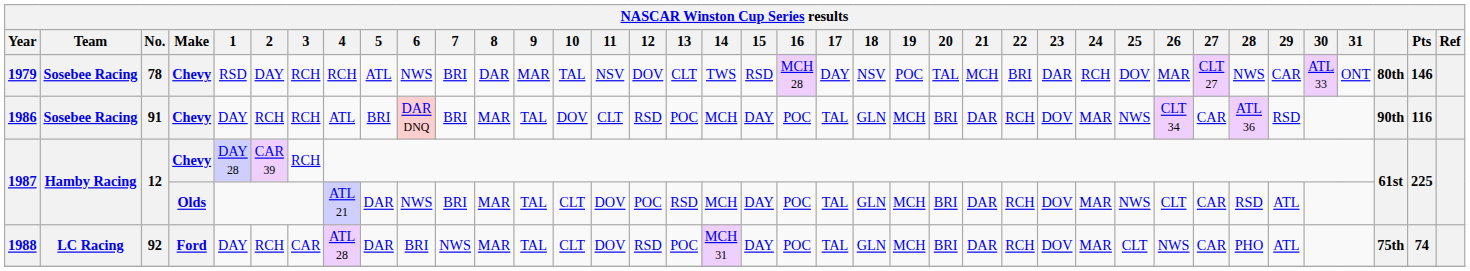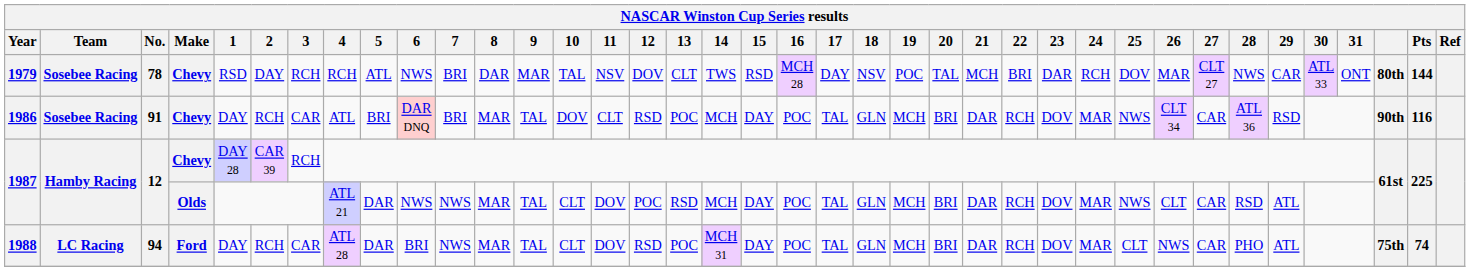(1422, 75) 146 -> (1422, 75) 144
(306, 117) RCH -> (306, 117) CAR
(455, 202) BRI -> (455, 202) NWS
(155, 245) 92 -> (155, 245) 94
